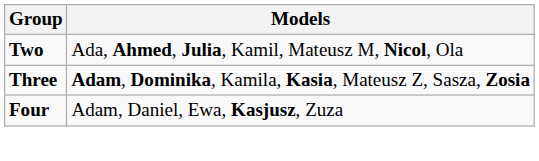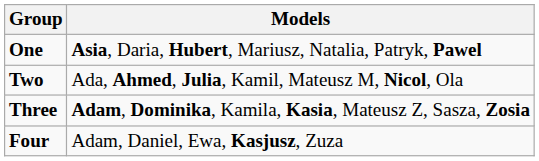+ row: (26, 49)
